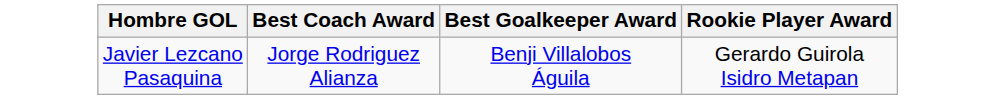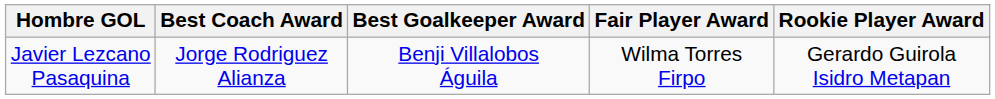+ column: (682, 20)
